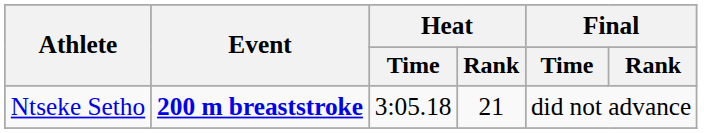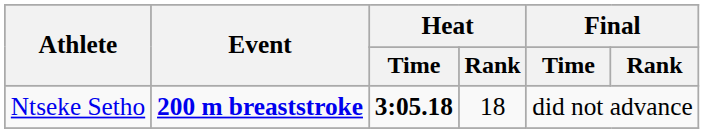(413, 107) normal -> (414, 107) bold
(491, 107) 21 -> (493, 107) 18
